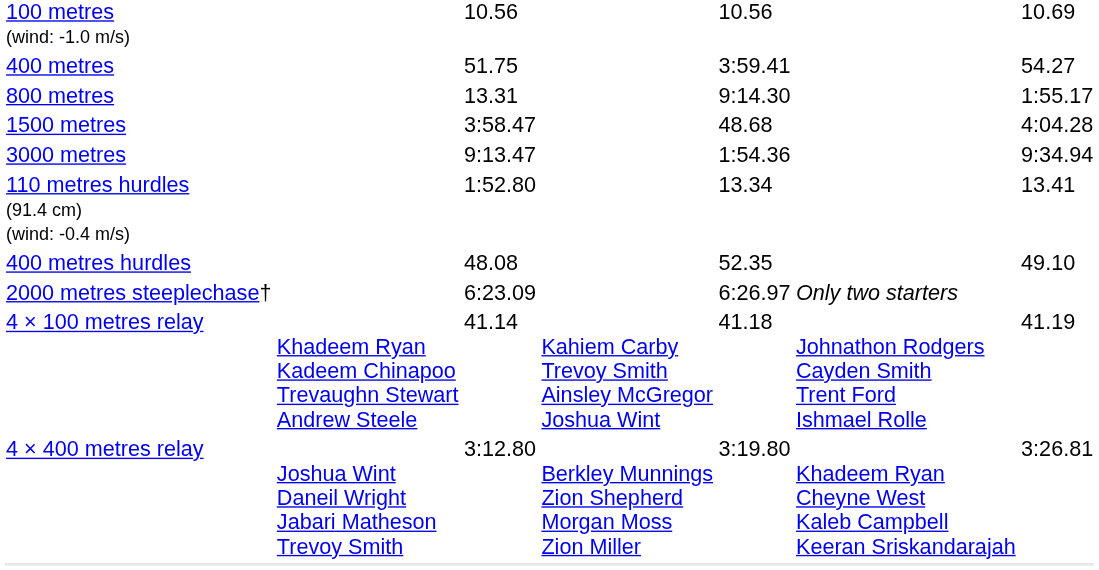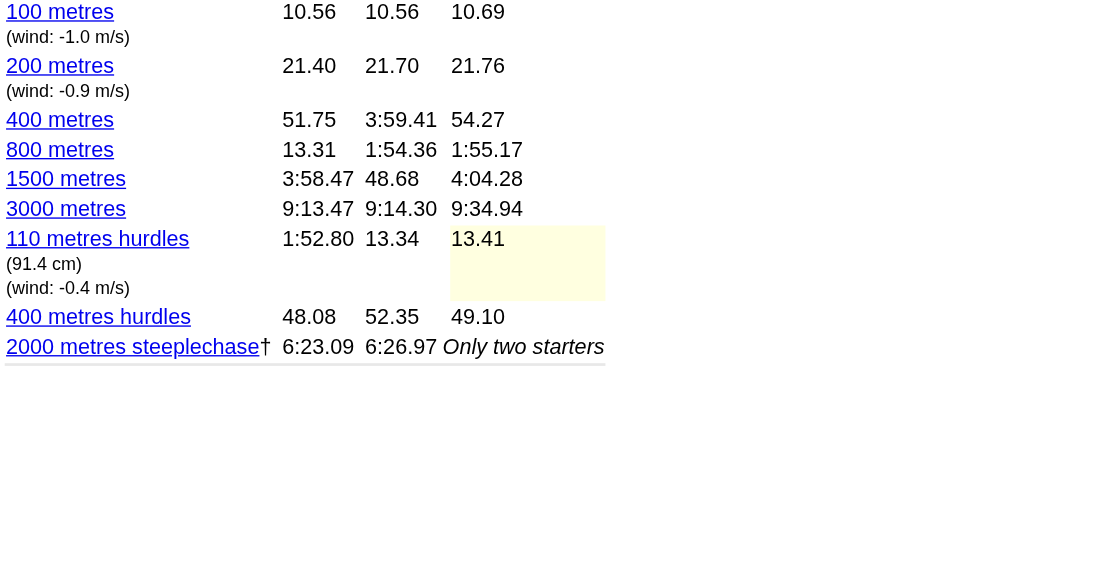+ row: (68, 78)
(755, 95) 9:14.30 -> (401, 149) 1:54.36
(755, 155) 1:54.36 -> (401, 209) 9:14.30
(1048, 184) no background -> (478, 238) lightyellow background
- row: (105, 322)
- row: (105, 449)
